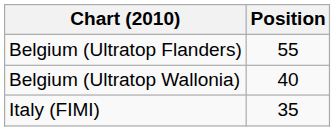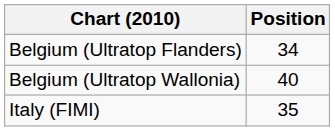(288, 49) 55 -> (288, 49) 34
